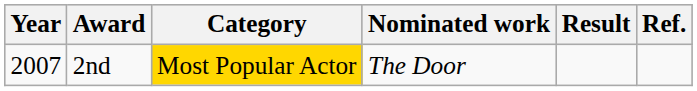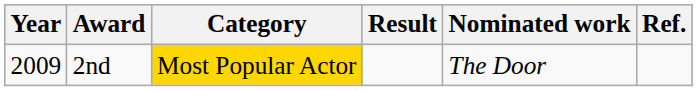columns swapped: (459, 24) <-> (596, 24)
(36, 64) 2007 -> (36, 64) 2009
